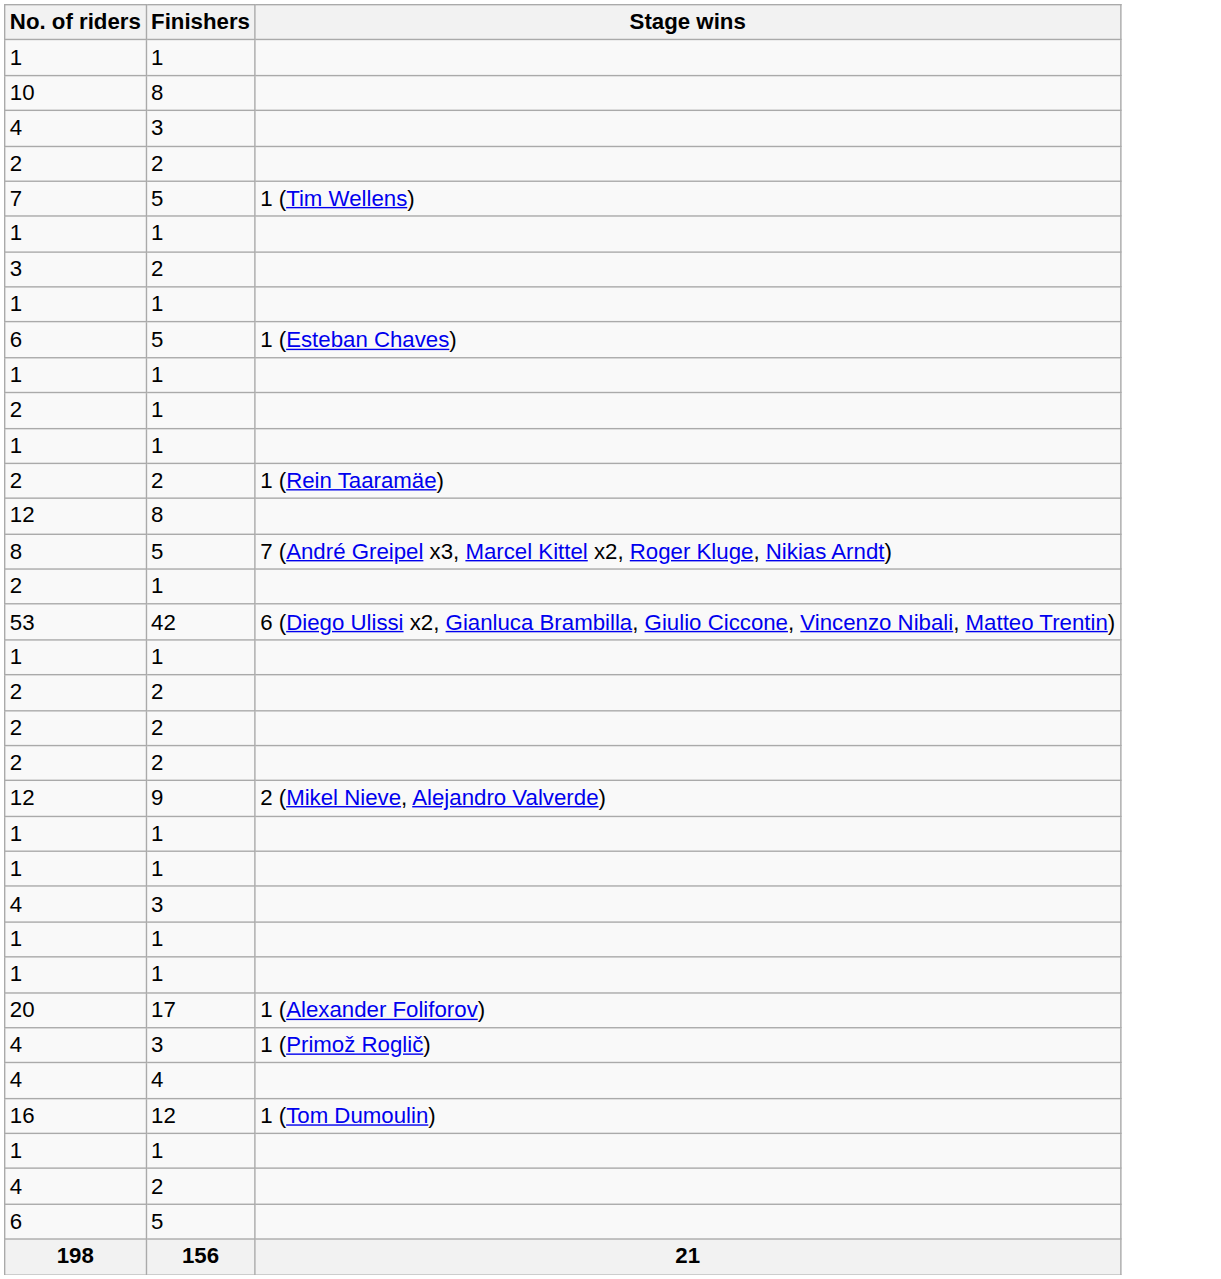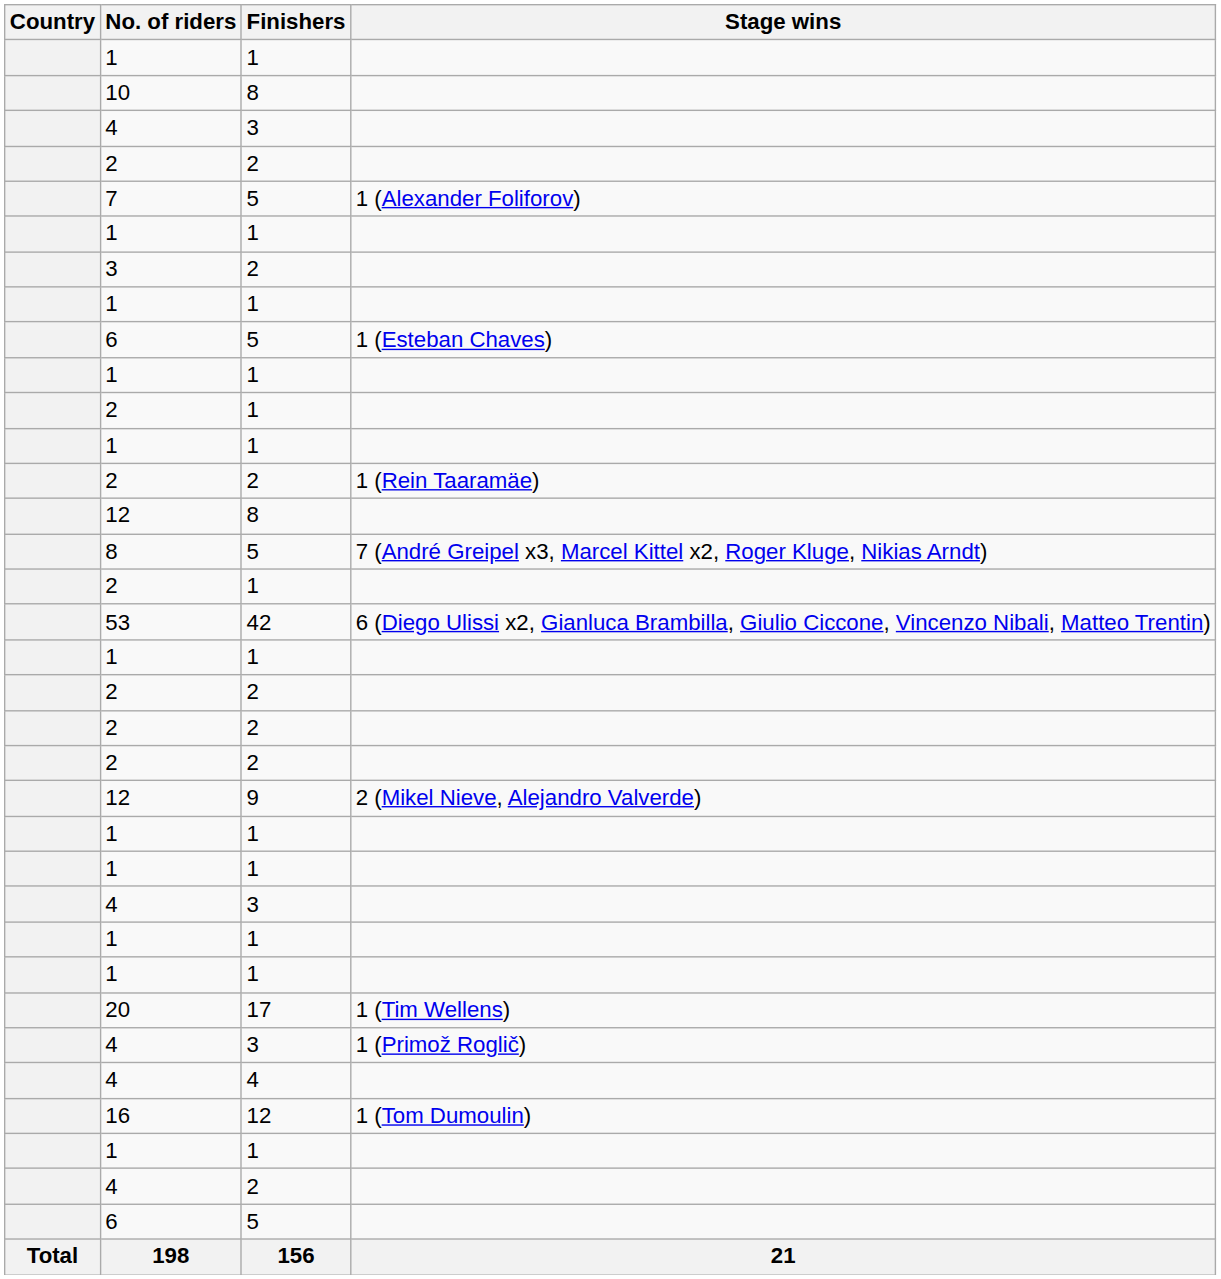+ column: (52, 22)
(337, 198) 1 (Tim Wellens) -> (468, 198) 1 (Alexander Foliforov)
(373, 1009) 1 (Alexander Foliforov) -> (433, 1009) 1 (Tim Wellens)
